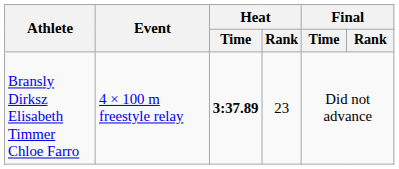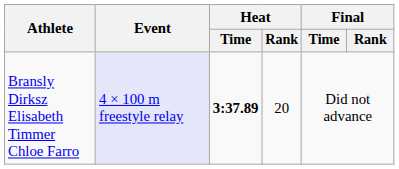(141, 108) no background -> (141, 108) lavender background
(282, 108) 23 -> (282, 108) 20
